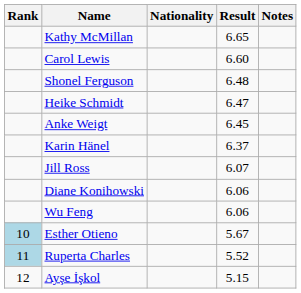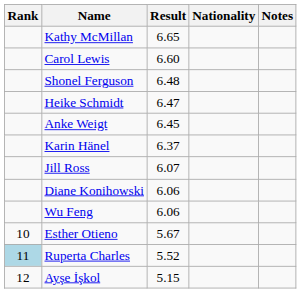columns swapped: (182, 15) <-> (237, 15)
(23, 233) lightblue background -> (23, 233) no background
